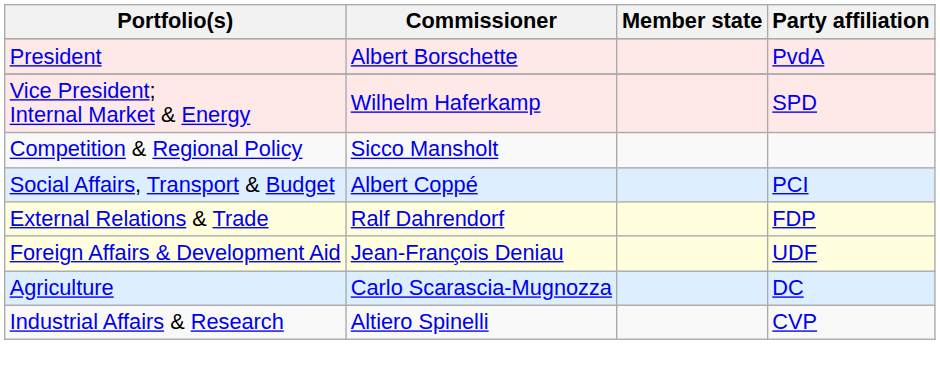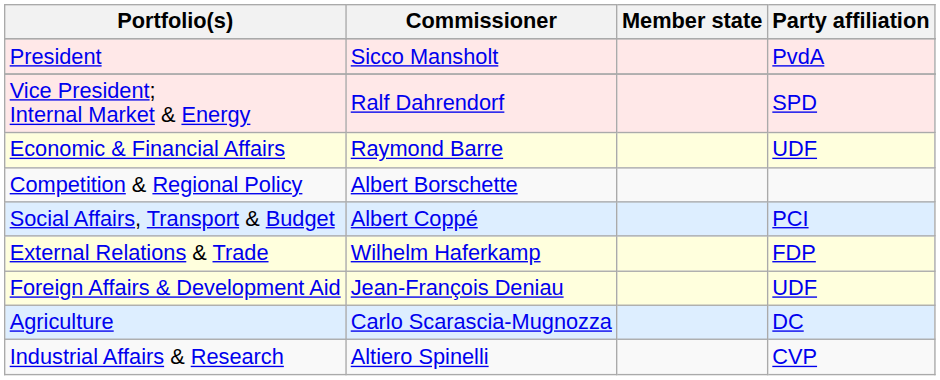(434, 56) Albert Borschette -> (425, 56) Sicco Mansholt
(446, 103) Wilhelm Haferkamp -> (428, 103) Ralf Dahrendorf
+ row: (147, 149)
(425, 149) Sicco Mansholt -> (434, 184) Albert Borschette
(428, 218) Ralf Dahrendorf -> (446, 253) Wilhelm Haferkamp
